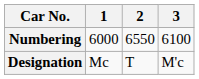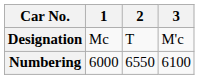rows swapped: (45, 62) <-> (45, 39)
